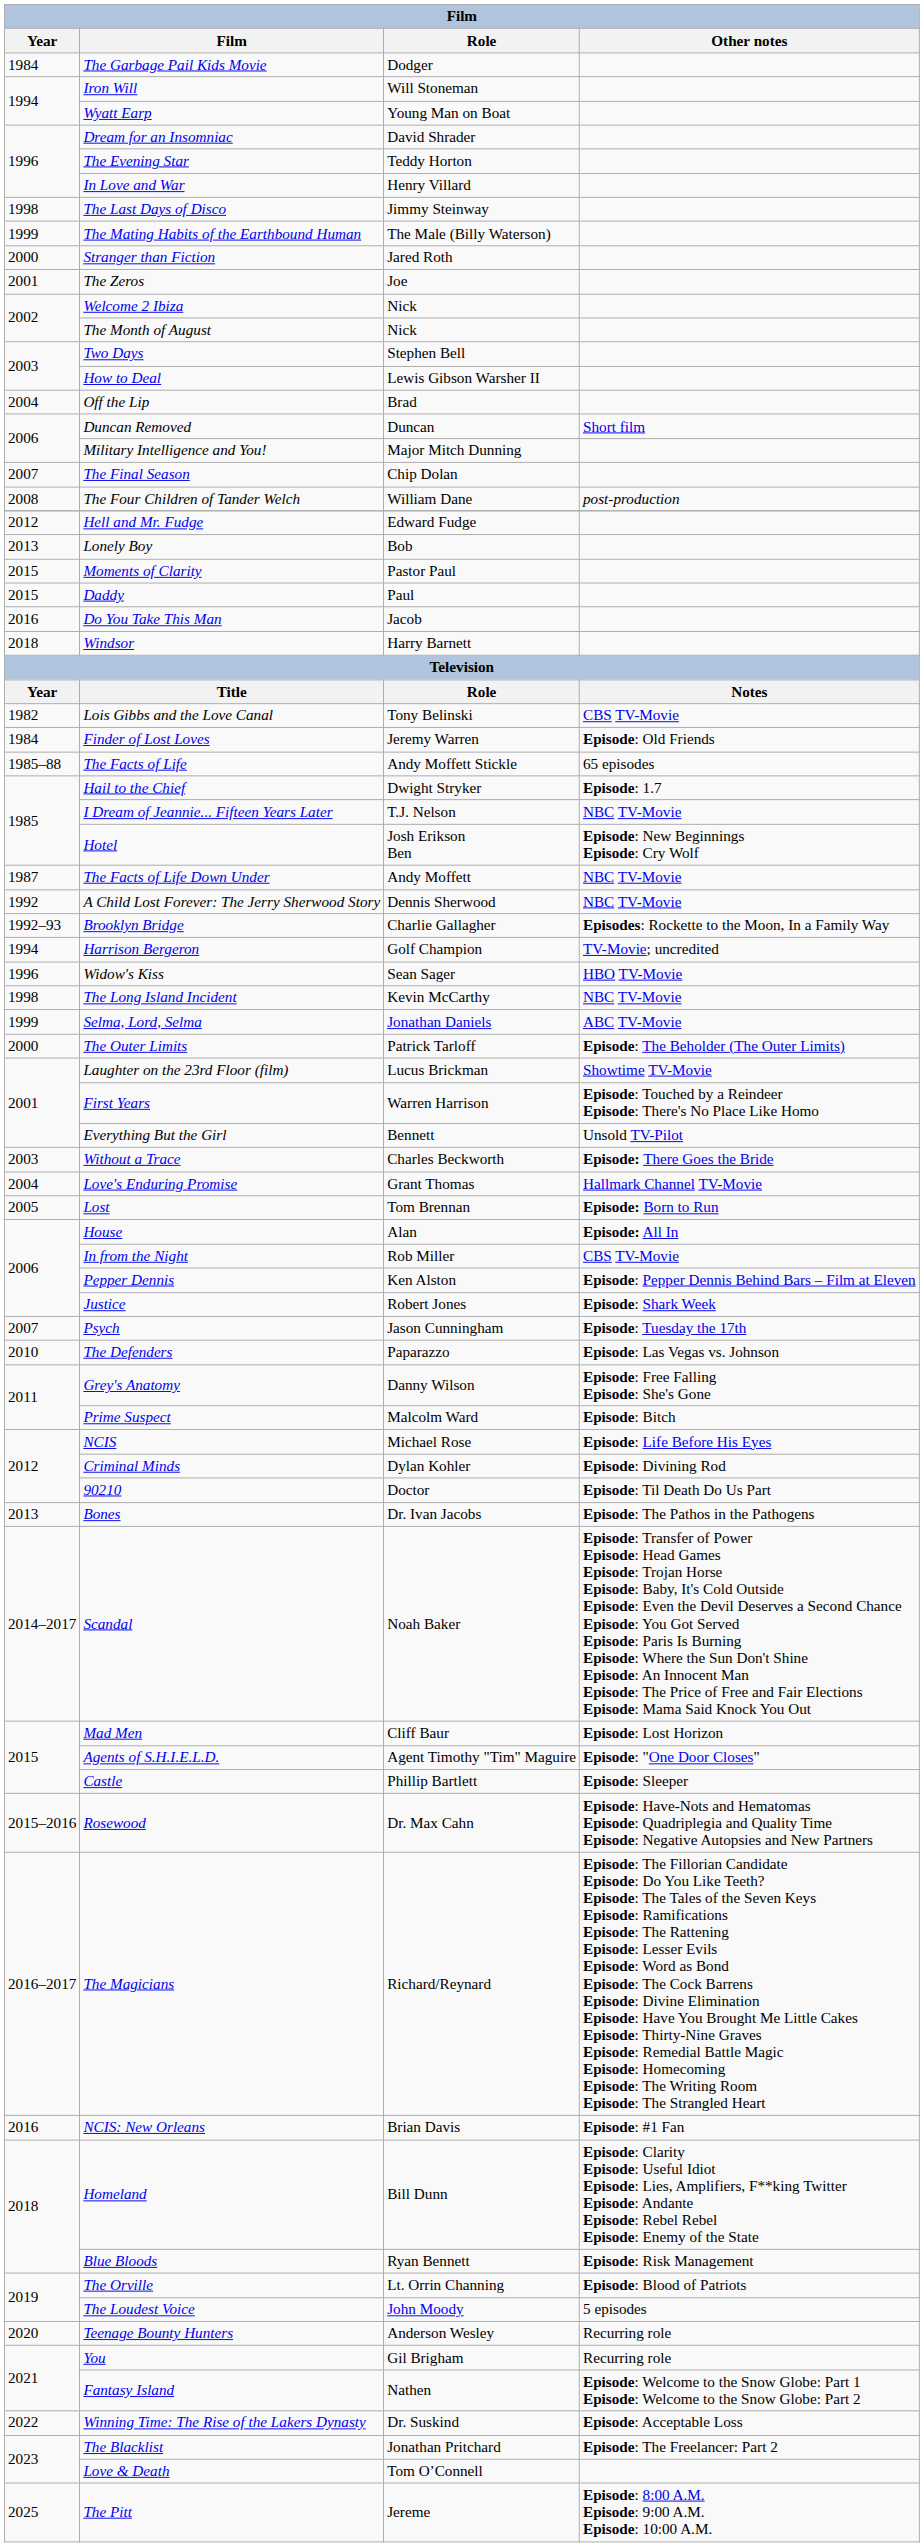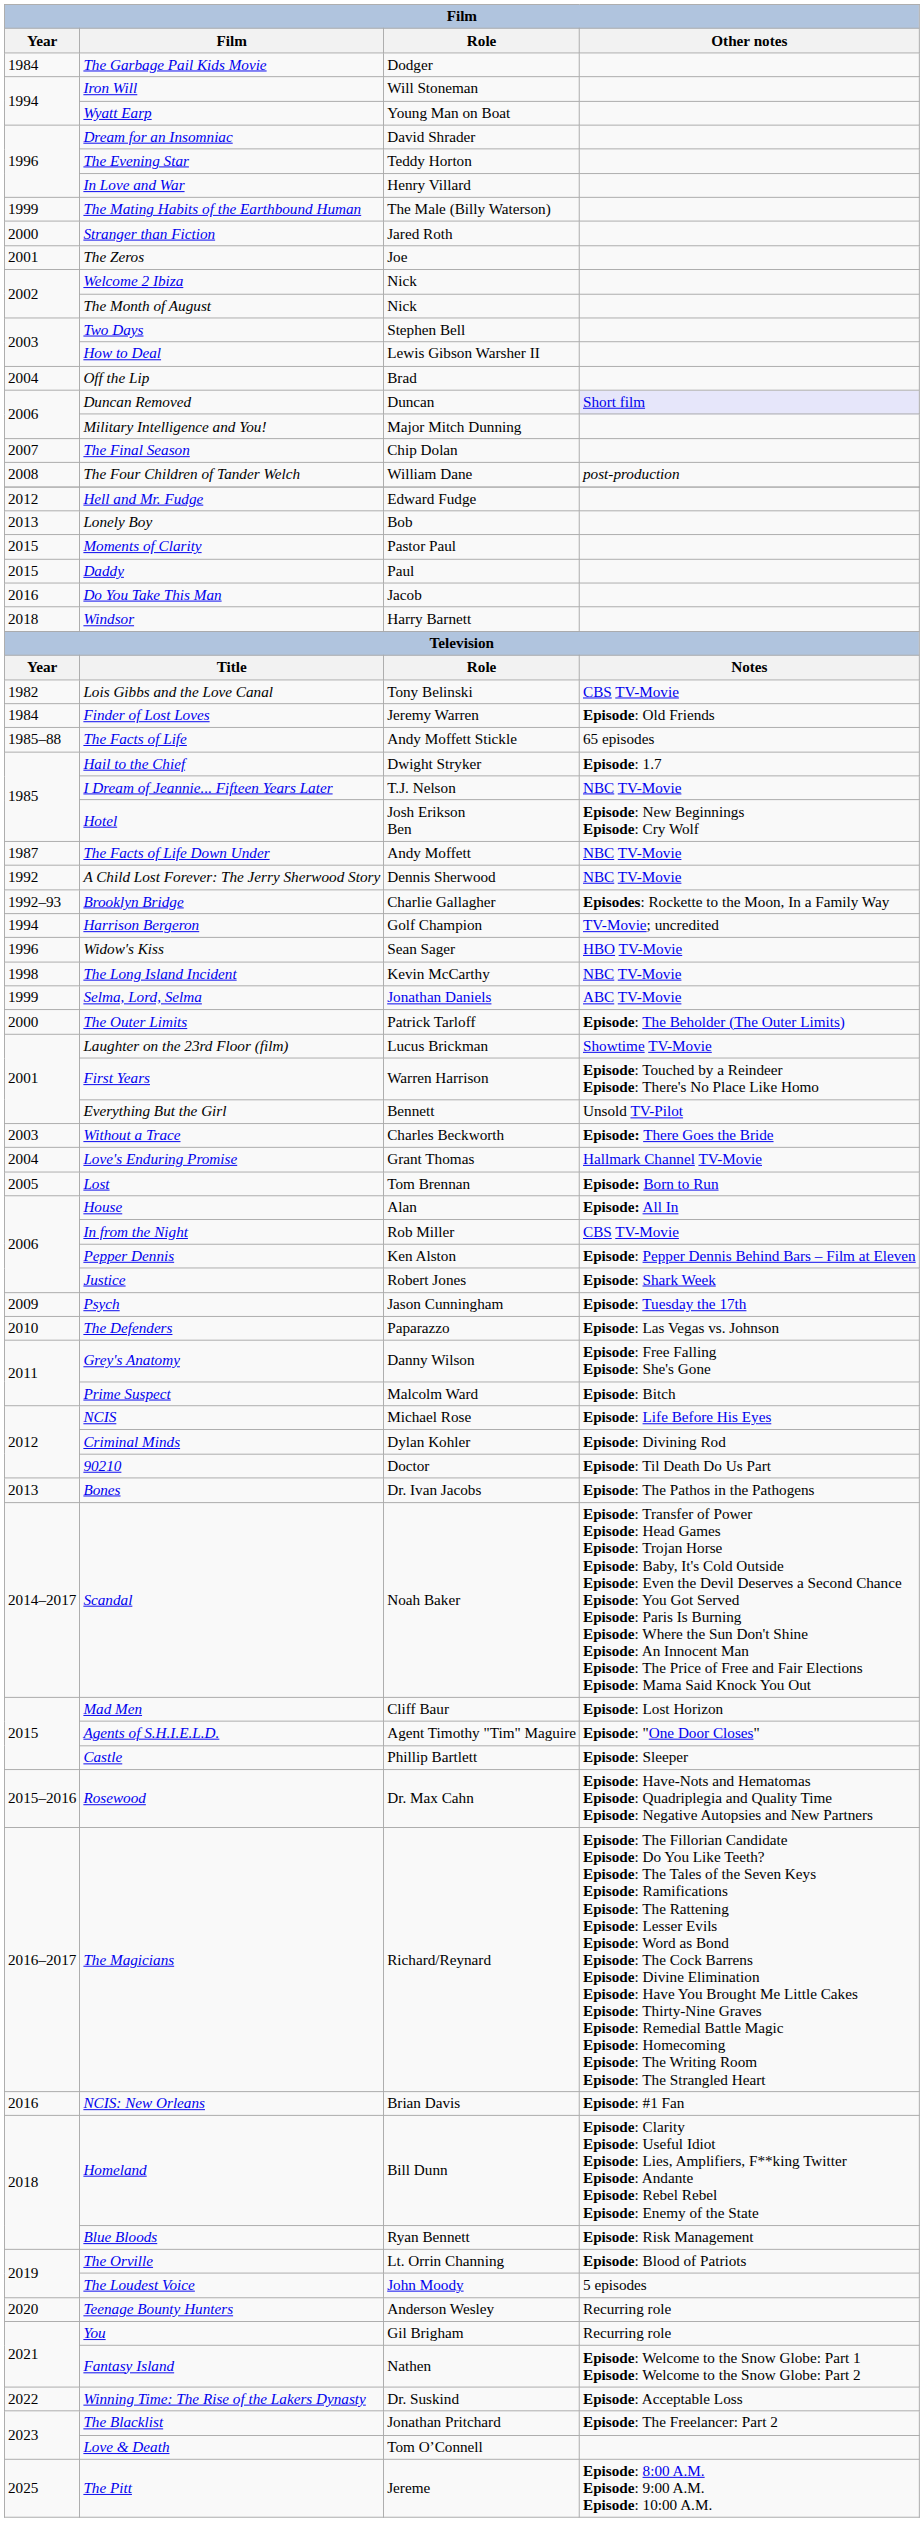- row: (155, 209)
(614, 426) no background -> (614, 402) lavender background
(23, 1328) 2007 -> (23, 1304) 2009
